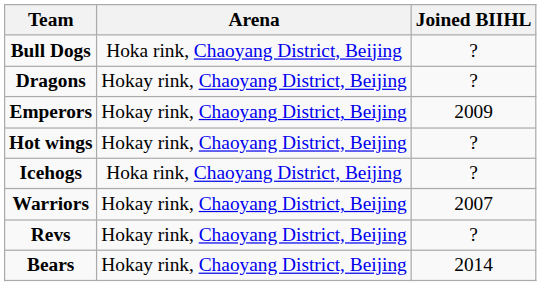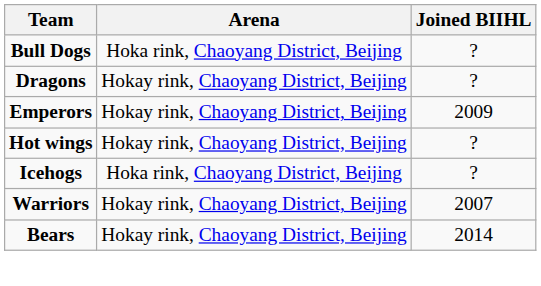- row: (51, 234)
